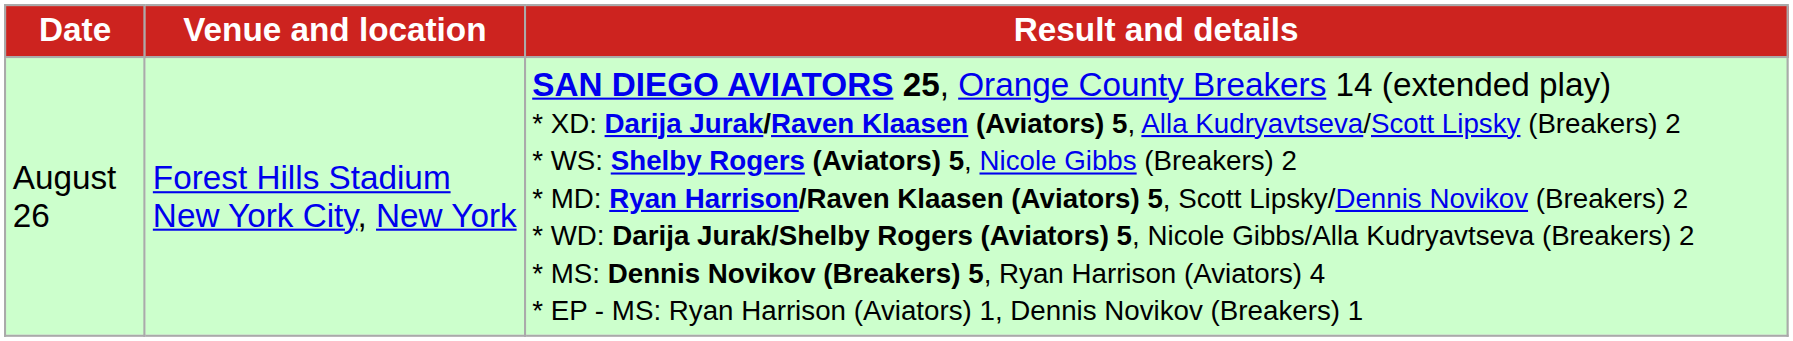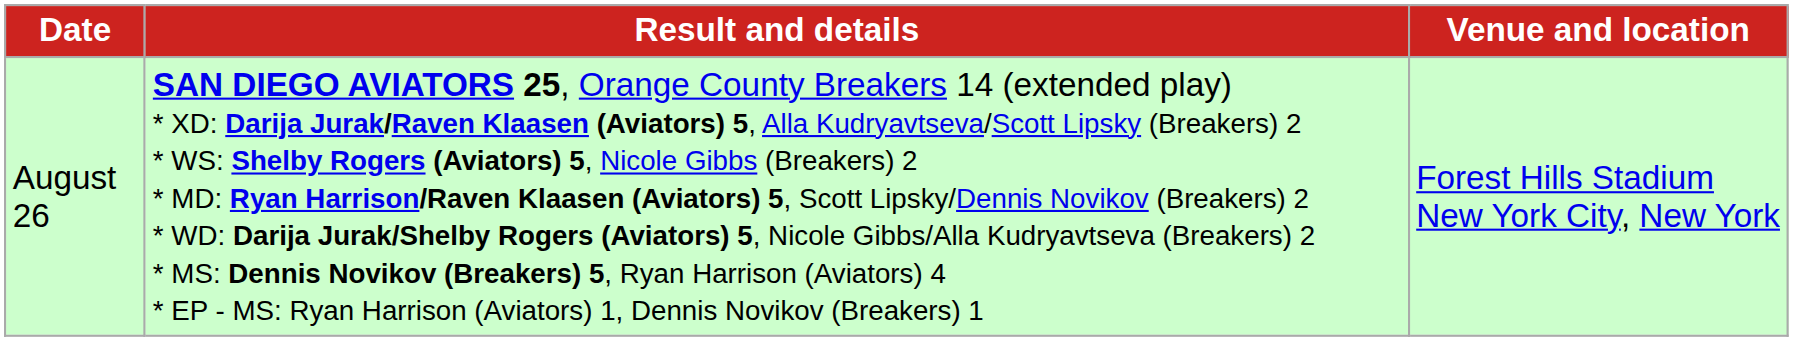columns swapped: (335, 30) <-> (1156, 30)
